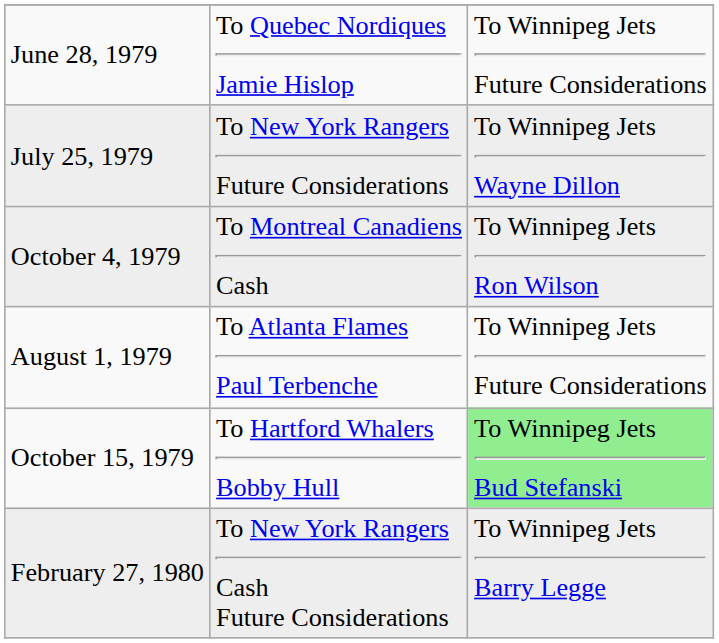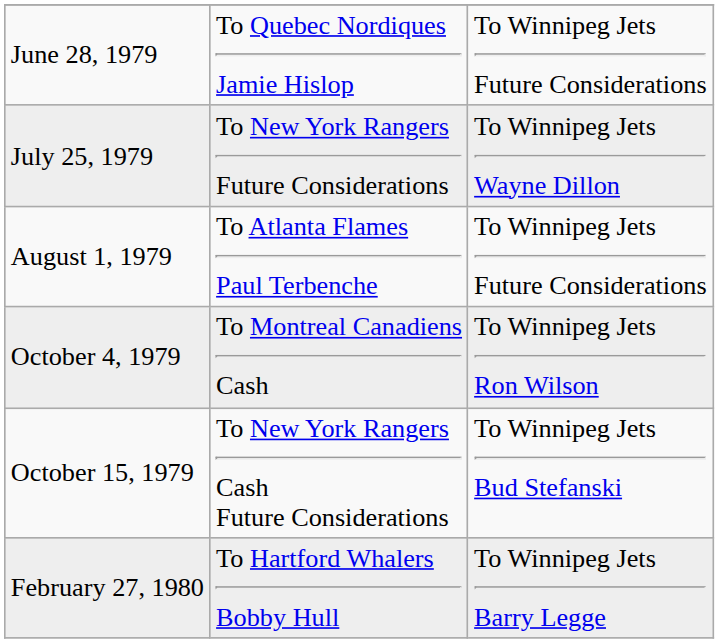rows swapped: (91, 356) <-> (96, 256)
(339, 457) To Hartford Whalers Bobby Hull -> (339, 472) To New York Rangers Cash Future Considerations
(590, 457) lightgreen background -> (590, 457) no background
(339, 572) To New York Rangers Cash Future Considerations -> (339, 587) To Hartford Whalers Bobby Hull
